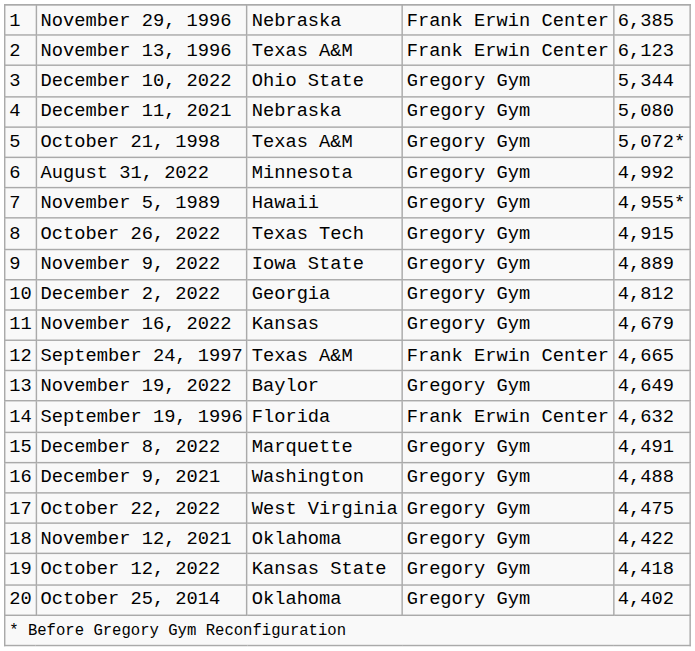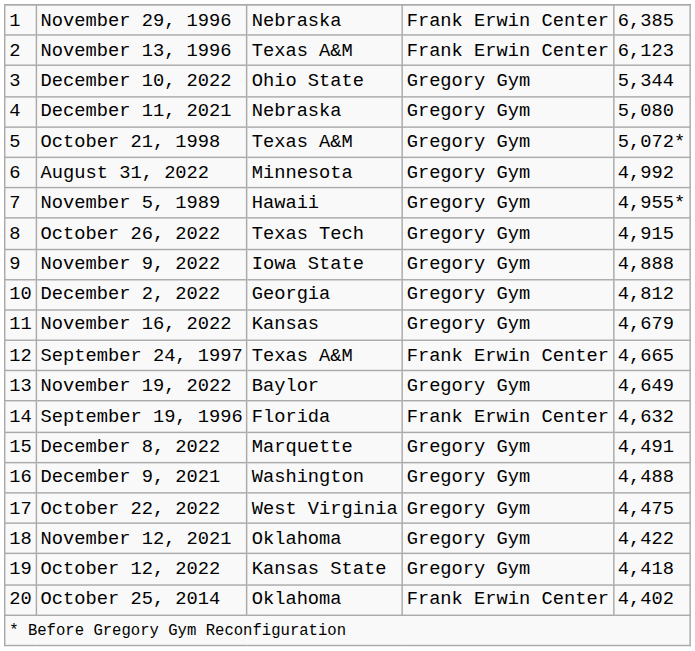(646, 264) 4,889 -> (646, 264) 4,888
(468, 600) Gregory Gym -> (508, 600) Frank Erwin Center
